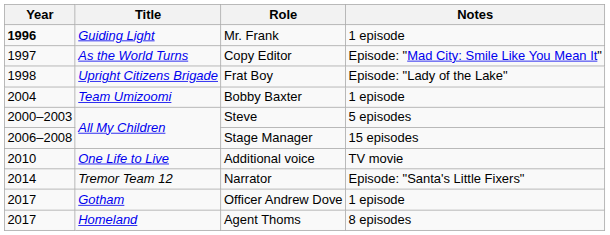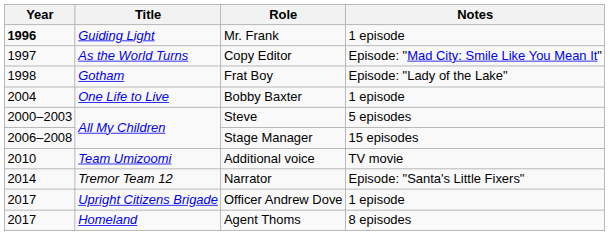(148, 76) Upright Citizens Brigade -> (101, 76) Gotham
(125, 96) Team Umizoomi -> (124, 96) One Life to Live
(124, 158) One Life to Live -> (125, 158) Team Umizoomi
(101, 199) Gotham -> (148, 199) Upright Citizens Brigade
